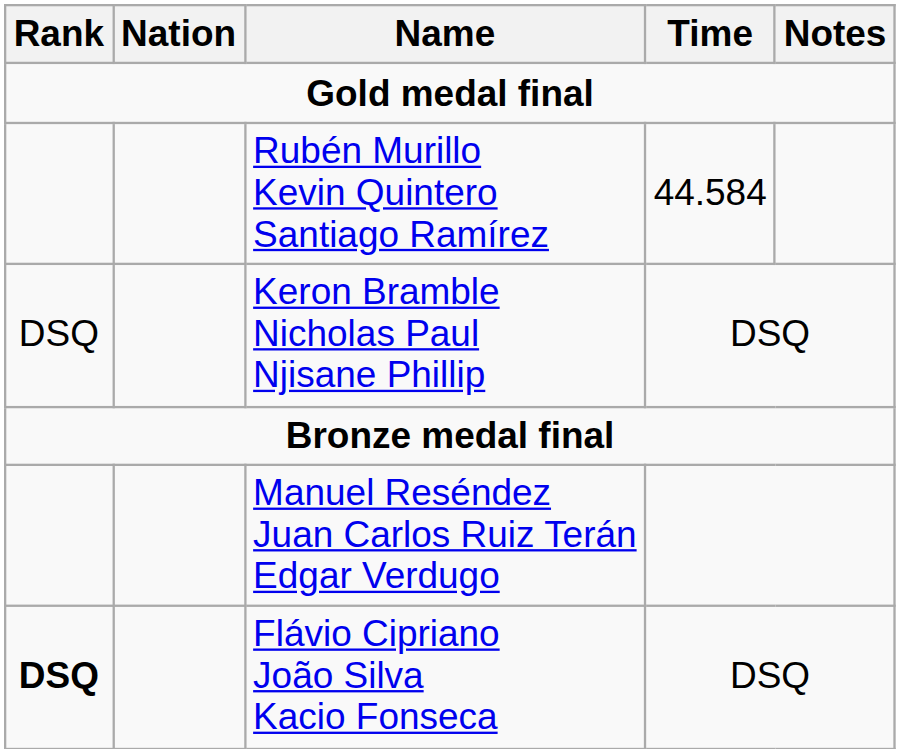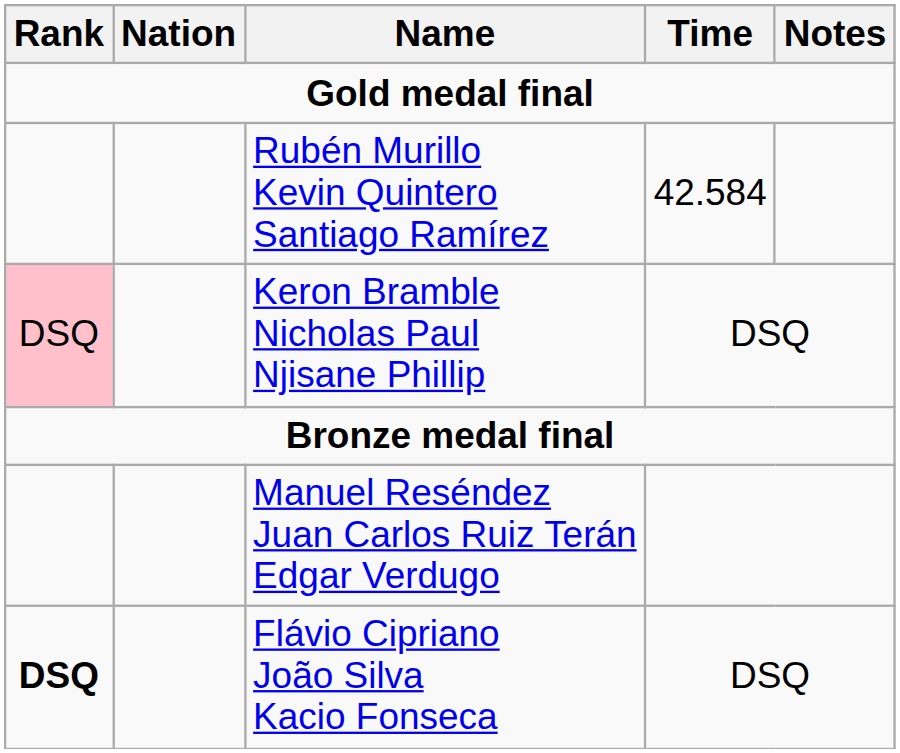(710, 192) 44.584 -> (710, 192) 42.584
(59, 334) no background -> (59, 334) pink background
